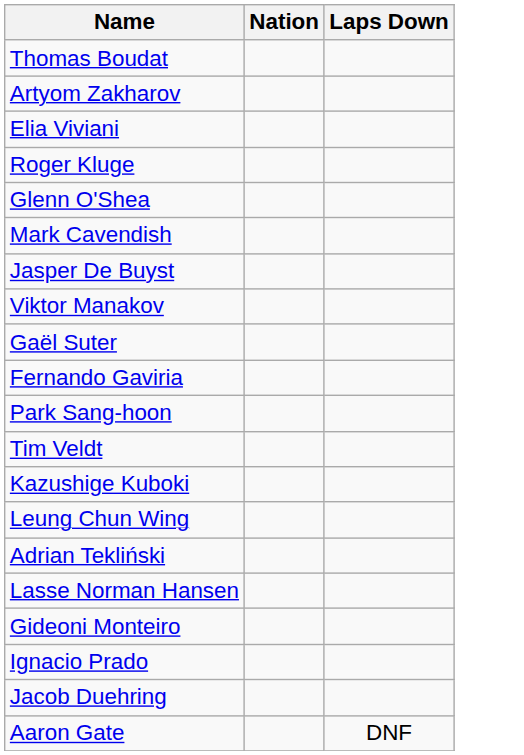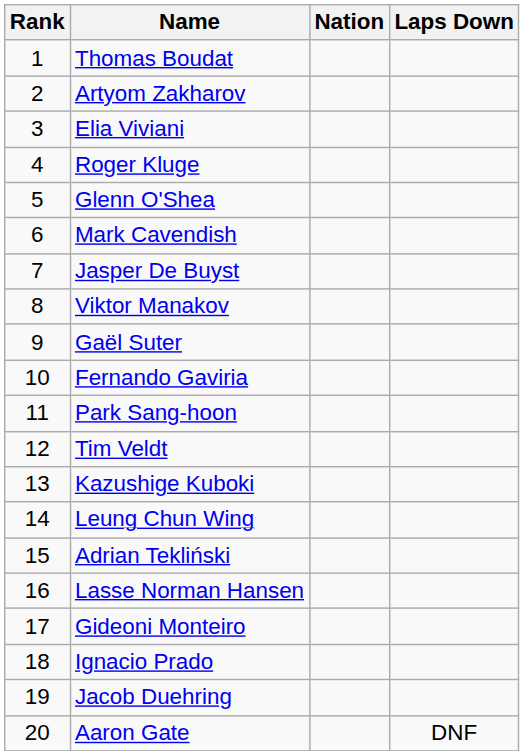+ column: (37, 22)
